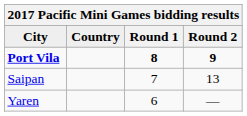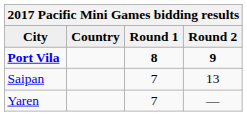(154, 100) 6 -> (154, 100) 7
